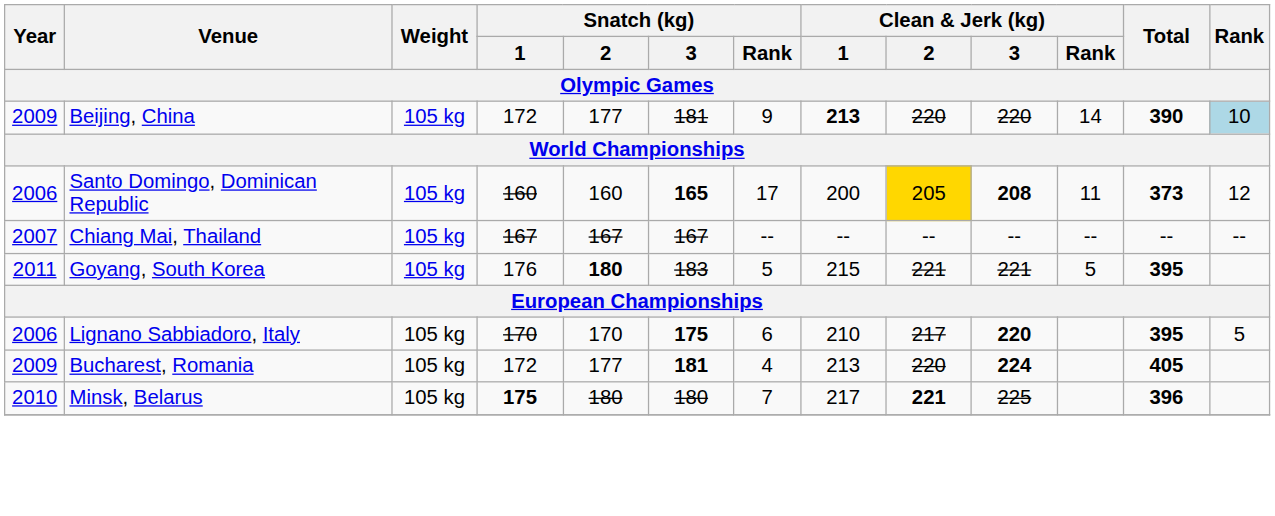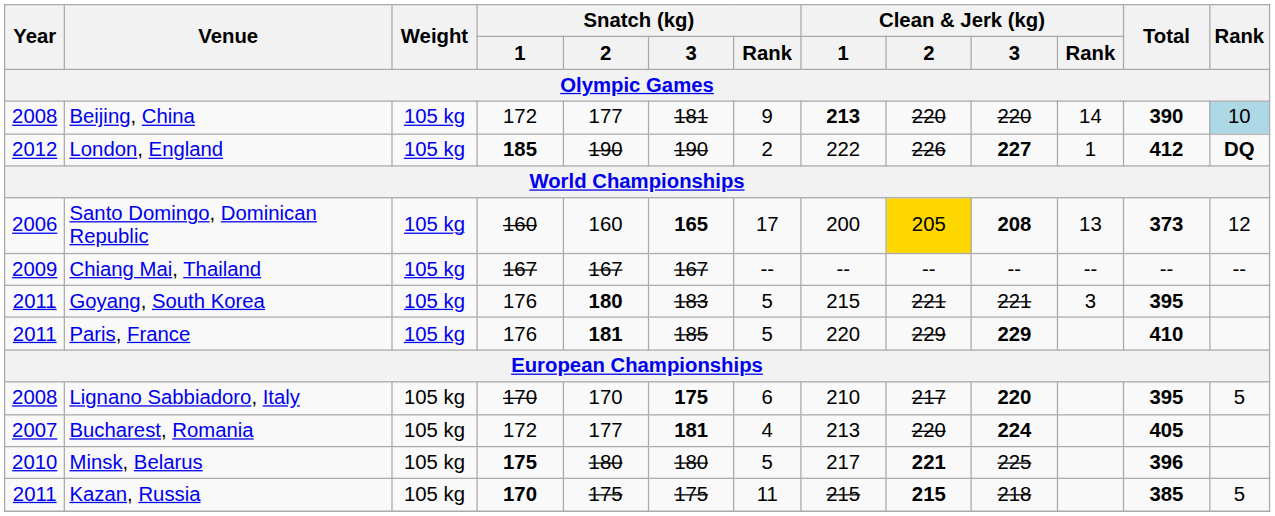(35, 117) 2009 -> (35, 117) 2008
+ row: (146, 149)
(1090, 193) 11 -> (1090, 225) 13
(35, 236) 2007 -> (35, 269) 2009
(1090, 269) 5 -> (1090, 301) 3
+ row: (130, 333)
(35, 333) 2006 -> (35, 397) 2008
(35, 365) 2009 -> (35, 430) 2007
(767, 397) 7 -> (767, 462) 5
+ row: (135, 494)
